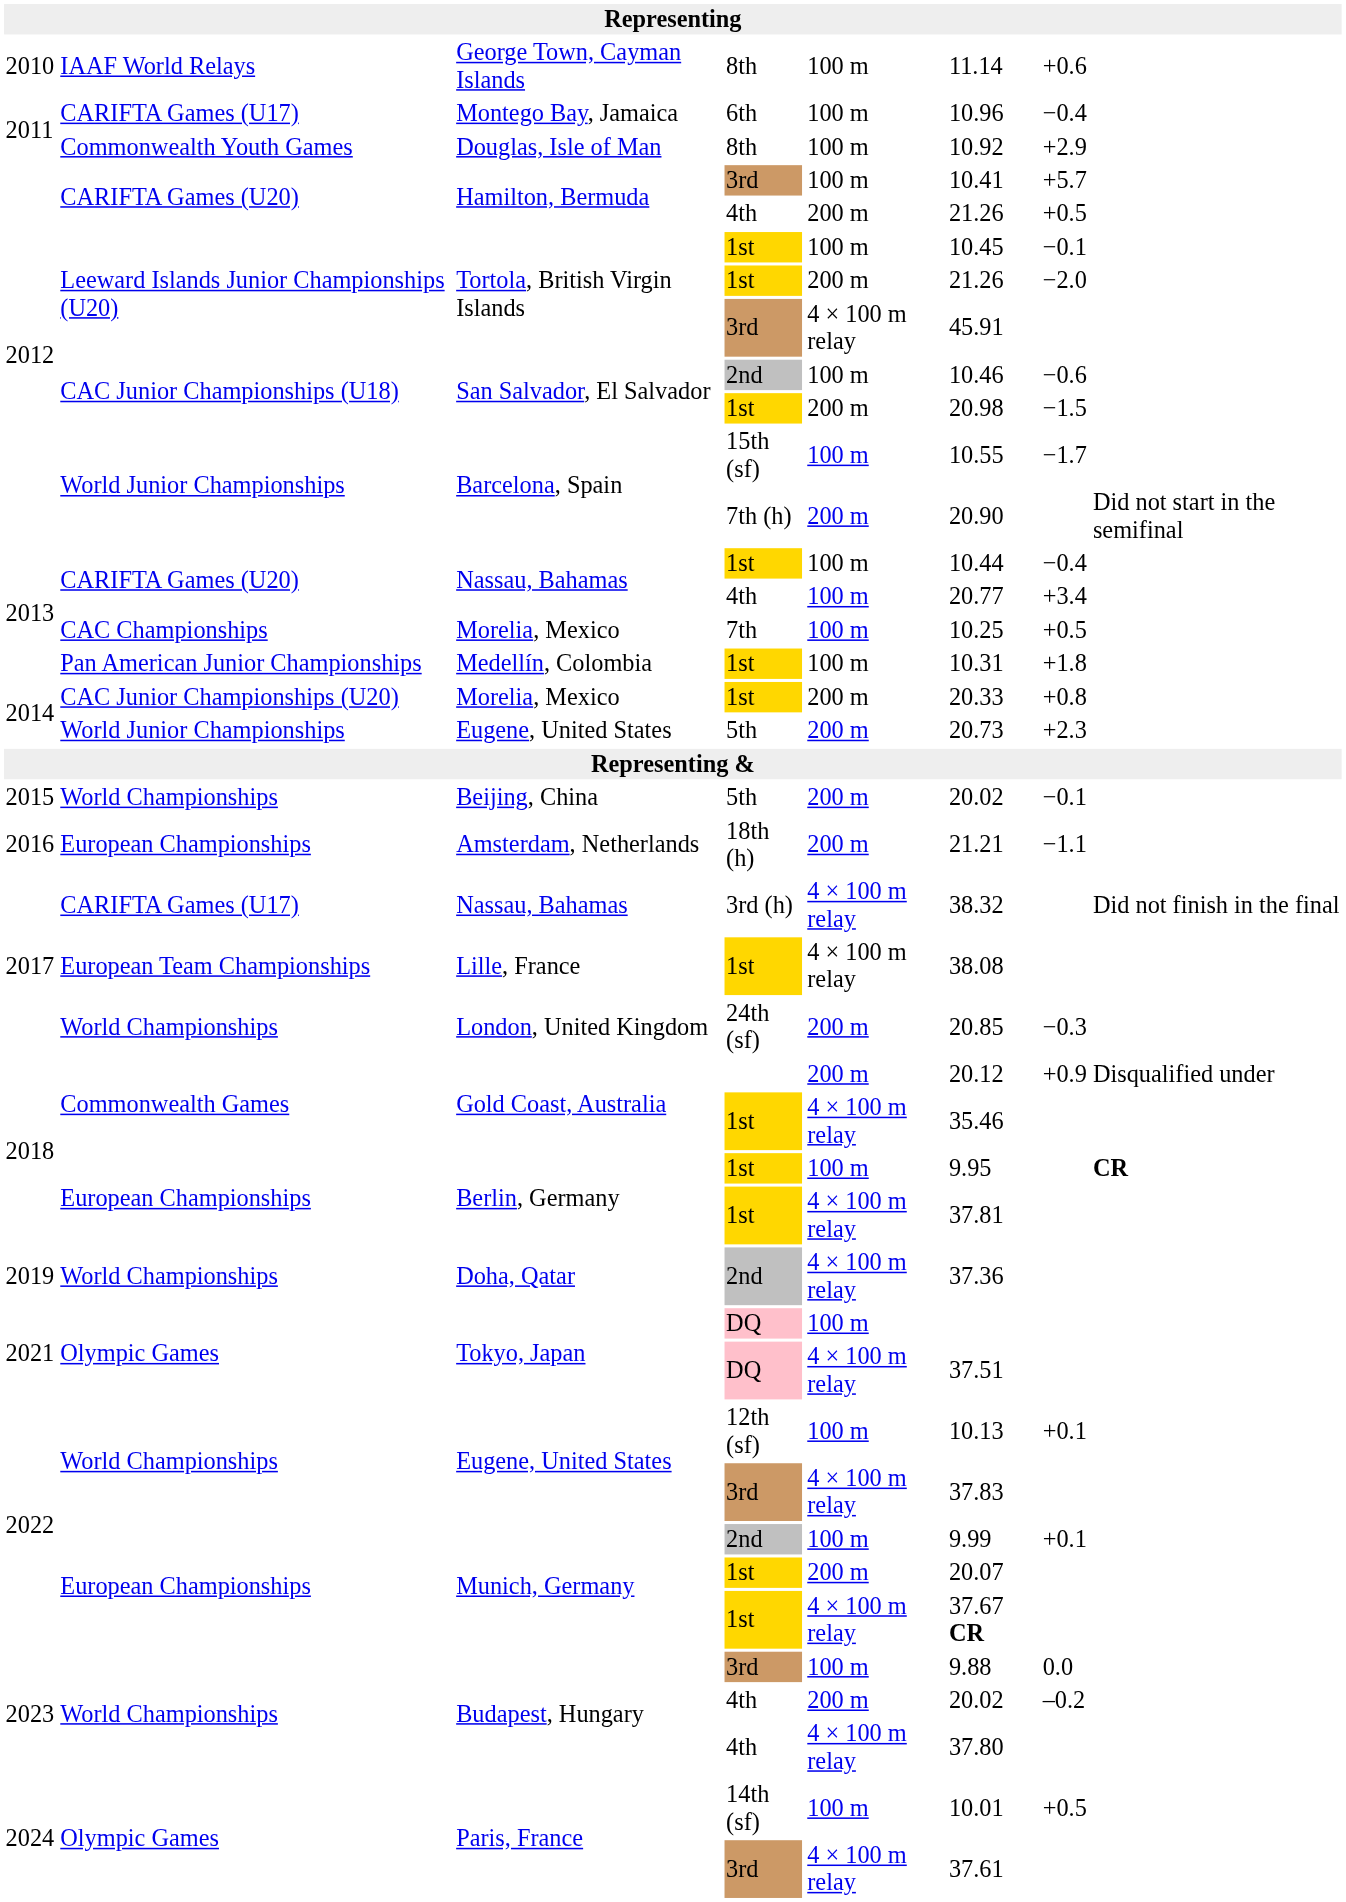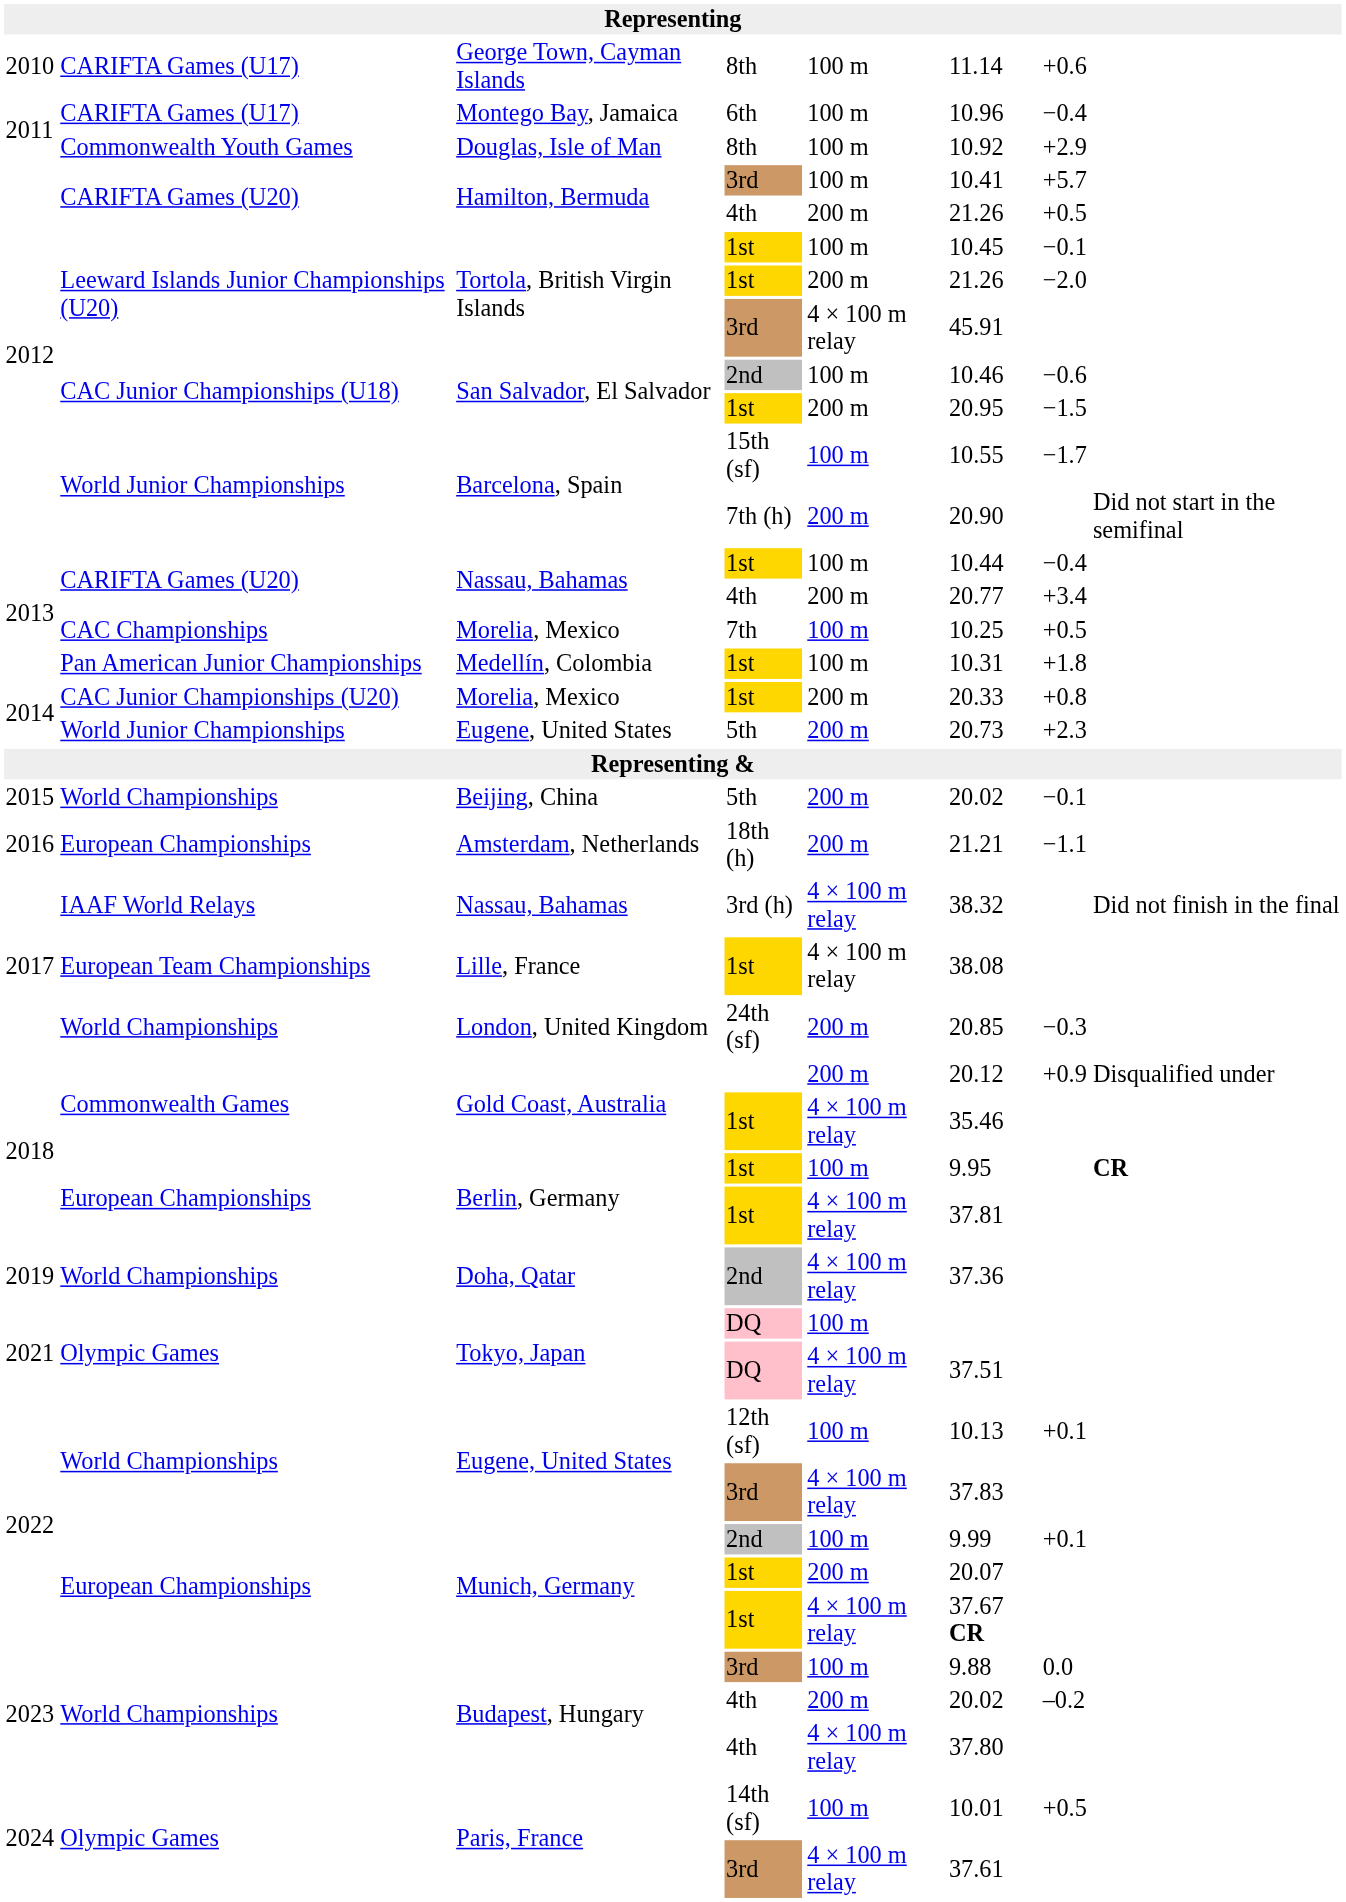(158, 66) IAAF World Relays -> (180, 66) CARIFTA Games (U17)
(976, 408) 20.98 -> (976, 408) 20.95
(838, 596) 100 m -> (838, 596) 200 m
(180, 905) CARIFTA Games (U17) -> (158, 905) IAAF World Relays
